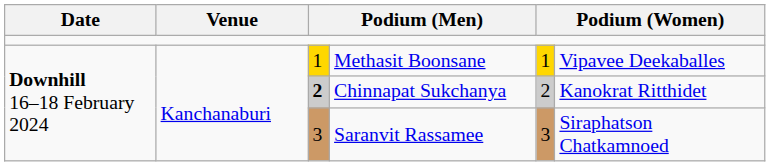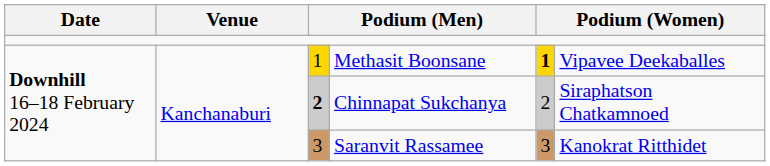(545, 60) normal -> (545, 60) bold
(633, 91) Kanokrat Ritthidet -> (614, 102) Siraphatson Chatkamnoed
(614, 133) Siraphatson Chatkamnoed -> (633, 144) Kanokrat Ritthidet
